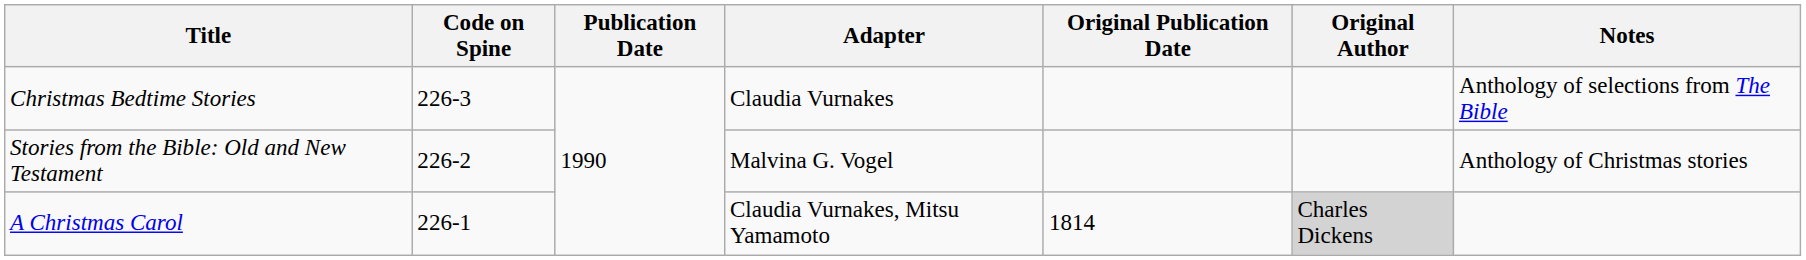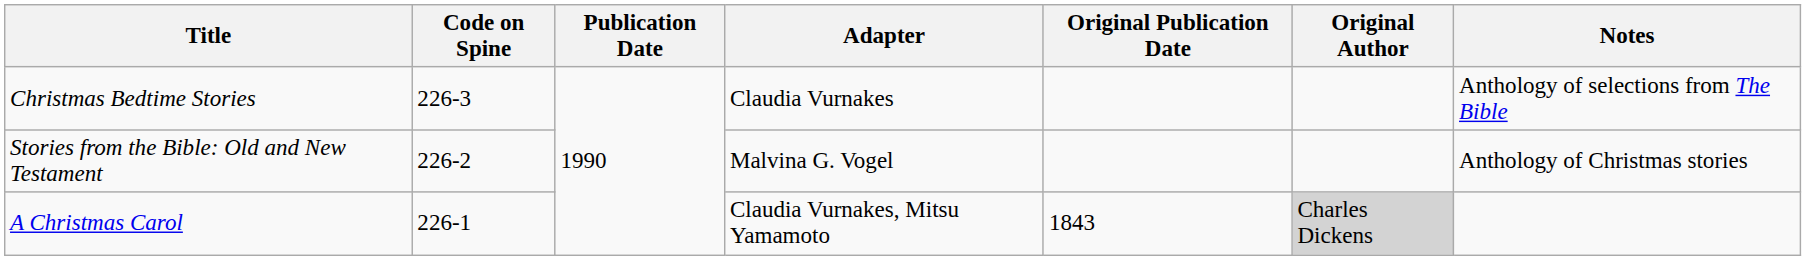(1072, 223) 1814 -> (1072, 223) 1843
